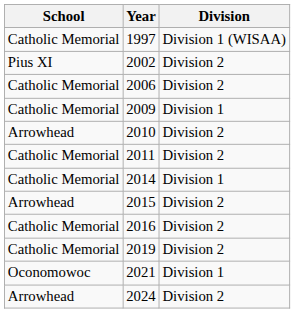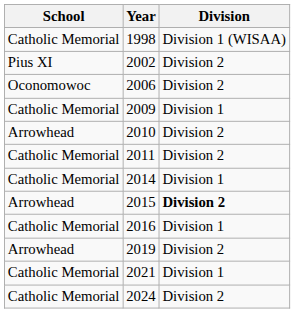- row: (141, 39)
+ row: (141, 39)
(64, 86) Catholic Memorial -> (49, 86) Oconomowoc
(193, 202) normal -> (194, 202) bold
(193, 226) Division 2 -> (193, 226) Division 1
(64, 249) Catholic Memorial -> (41, 249) Arrowhead
(49, 272) Oconomowoc -> (64, 272) Catholic Memorial
(41, 296) Arrowhead -> (64, 296) Catholic Memorial
